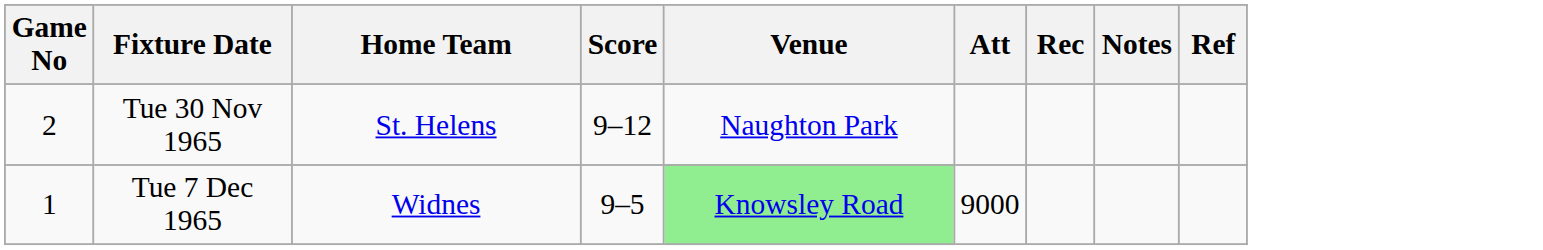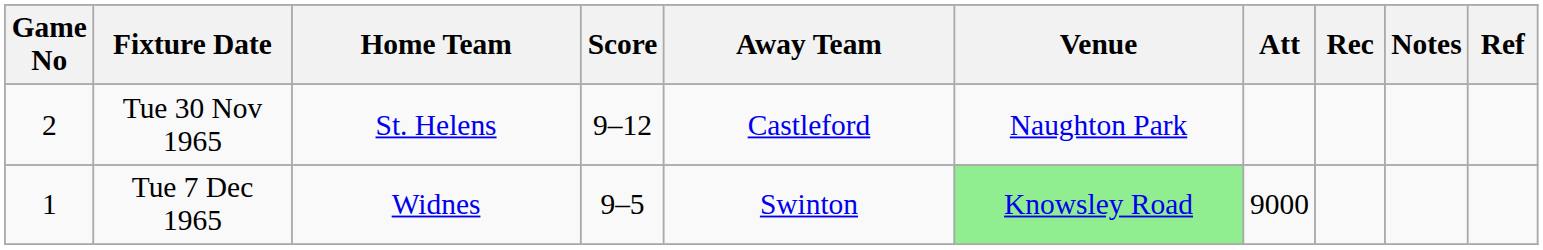+ column: (809, 44)
